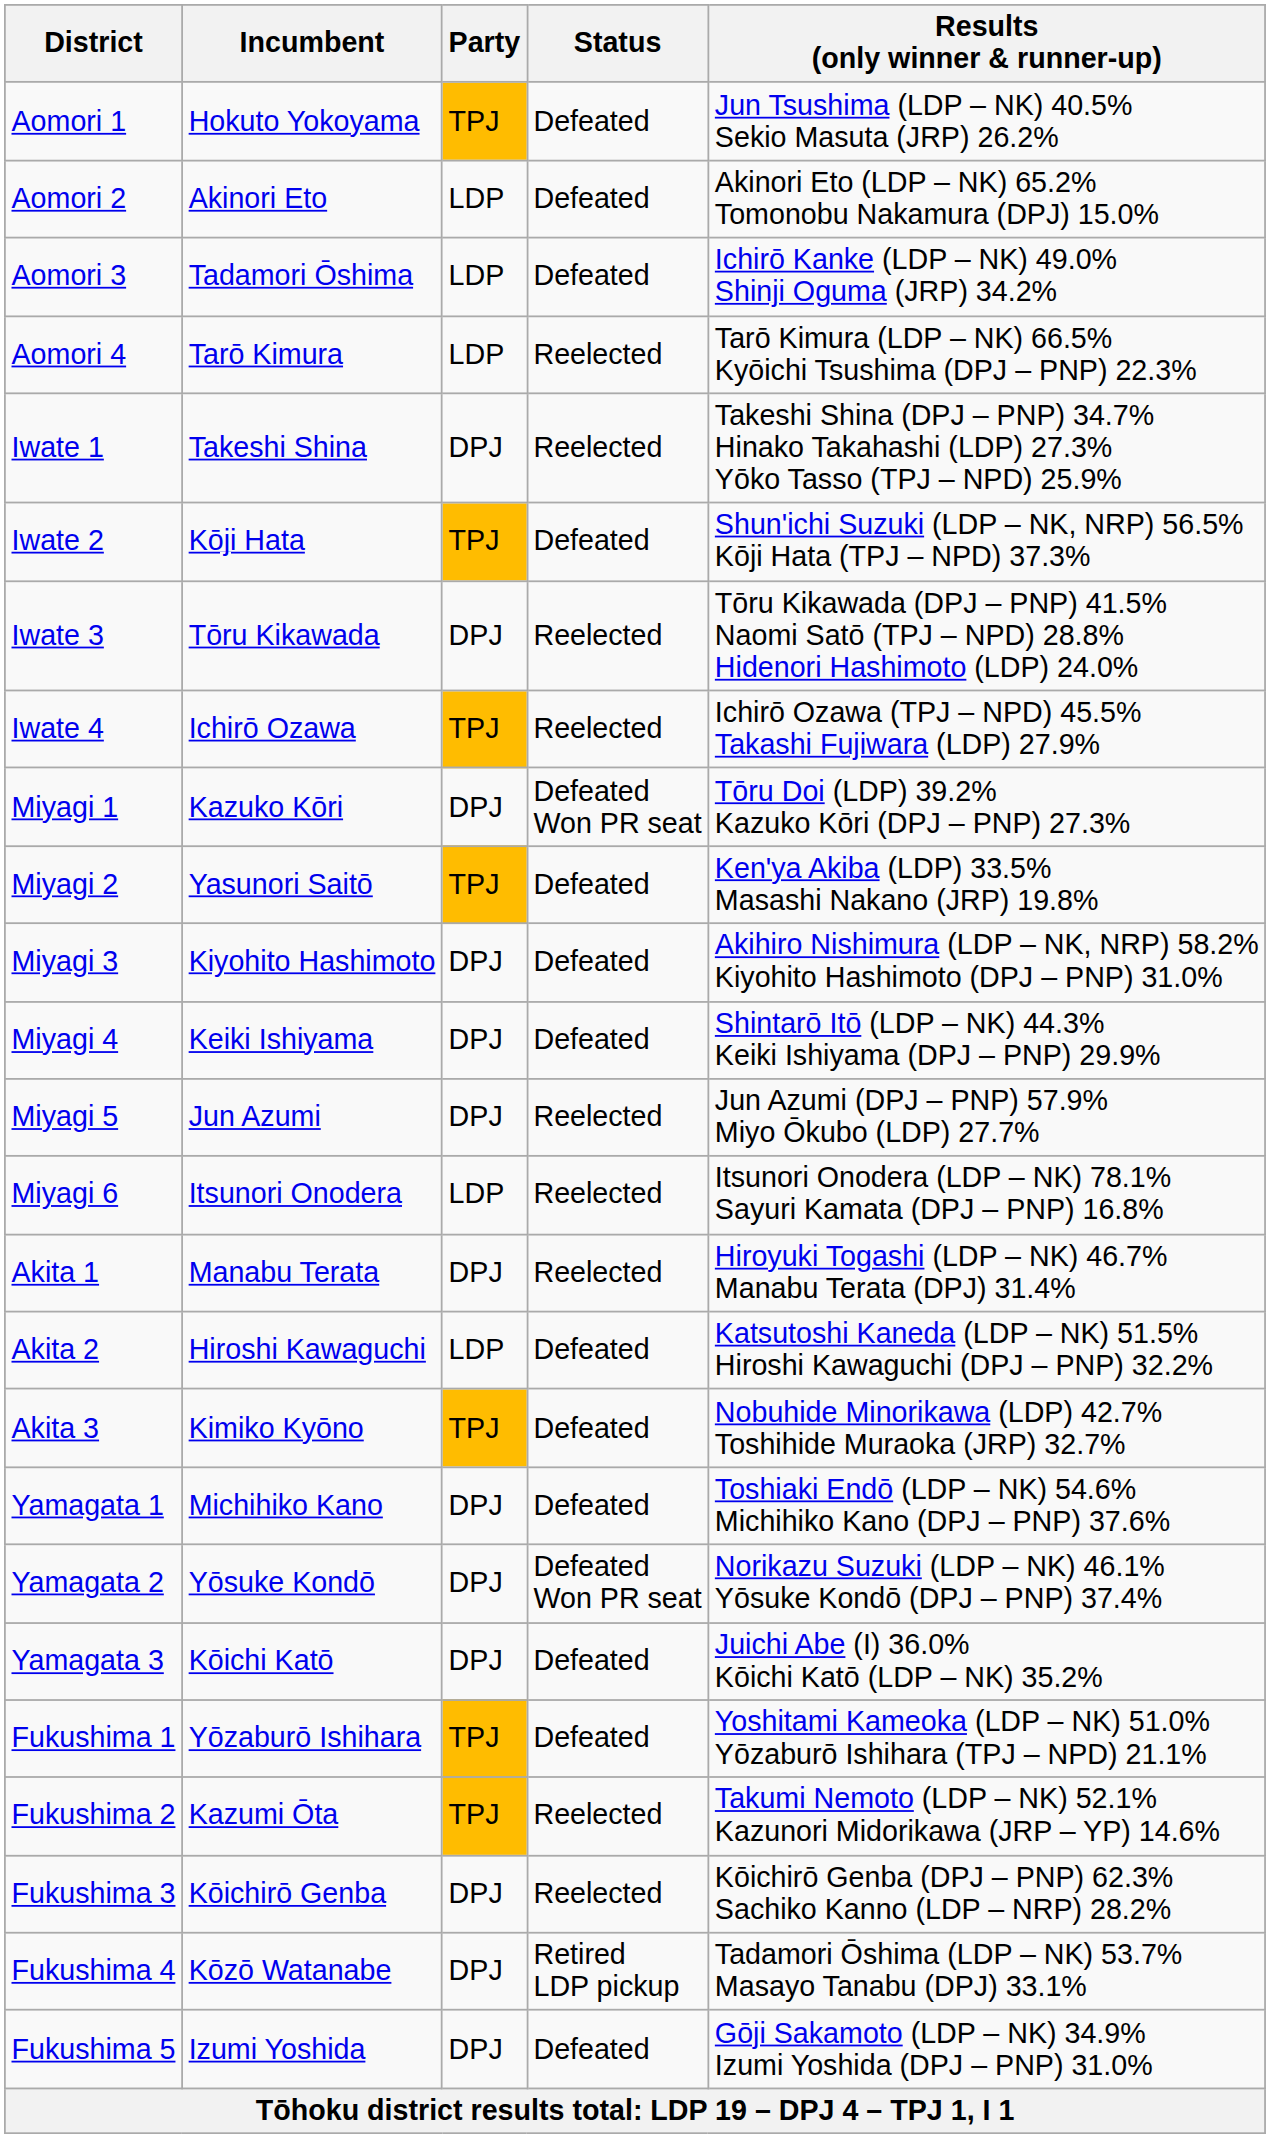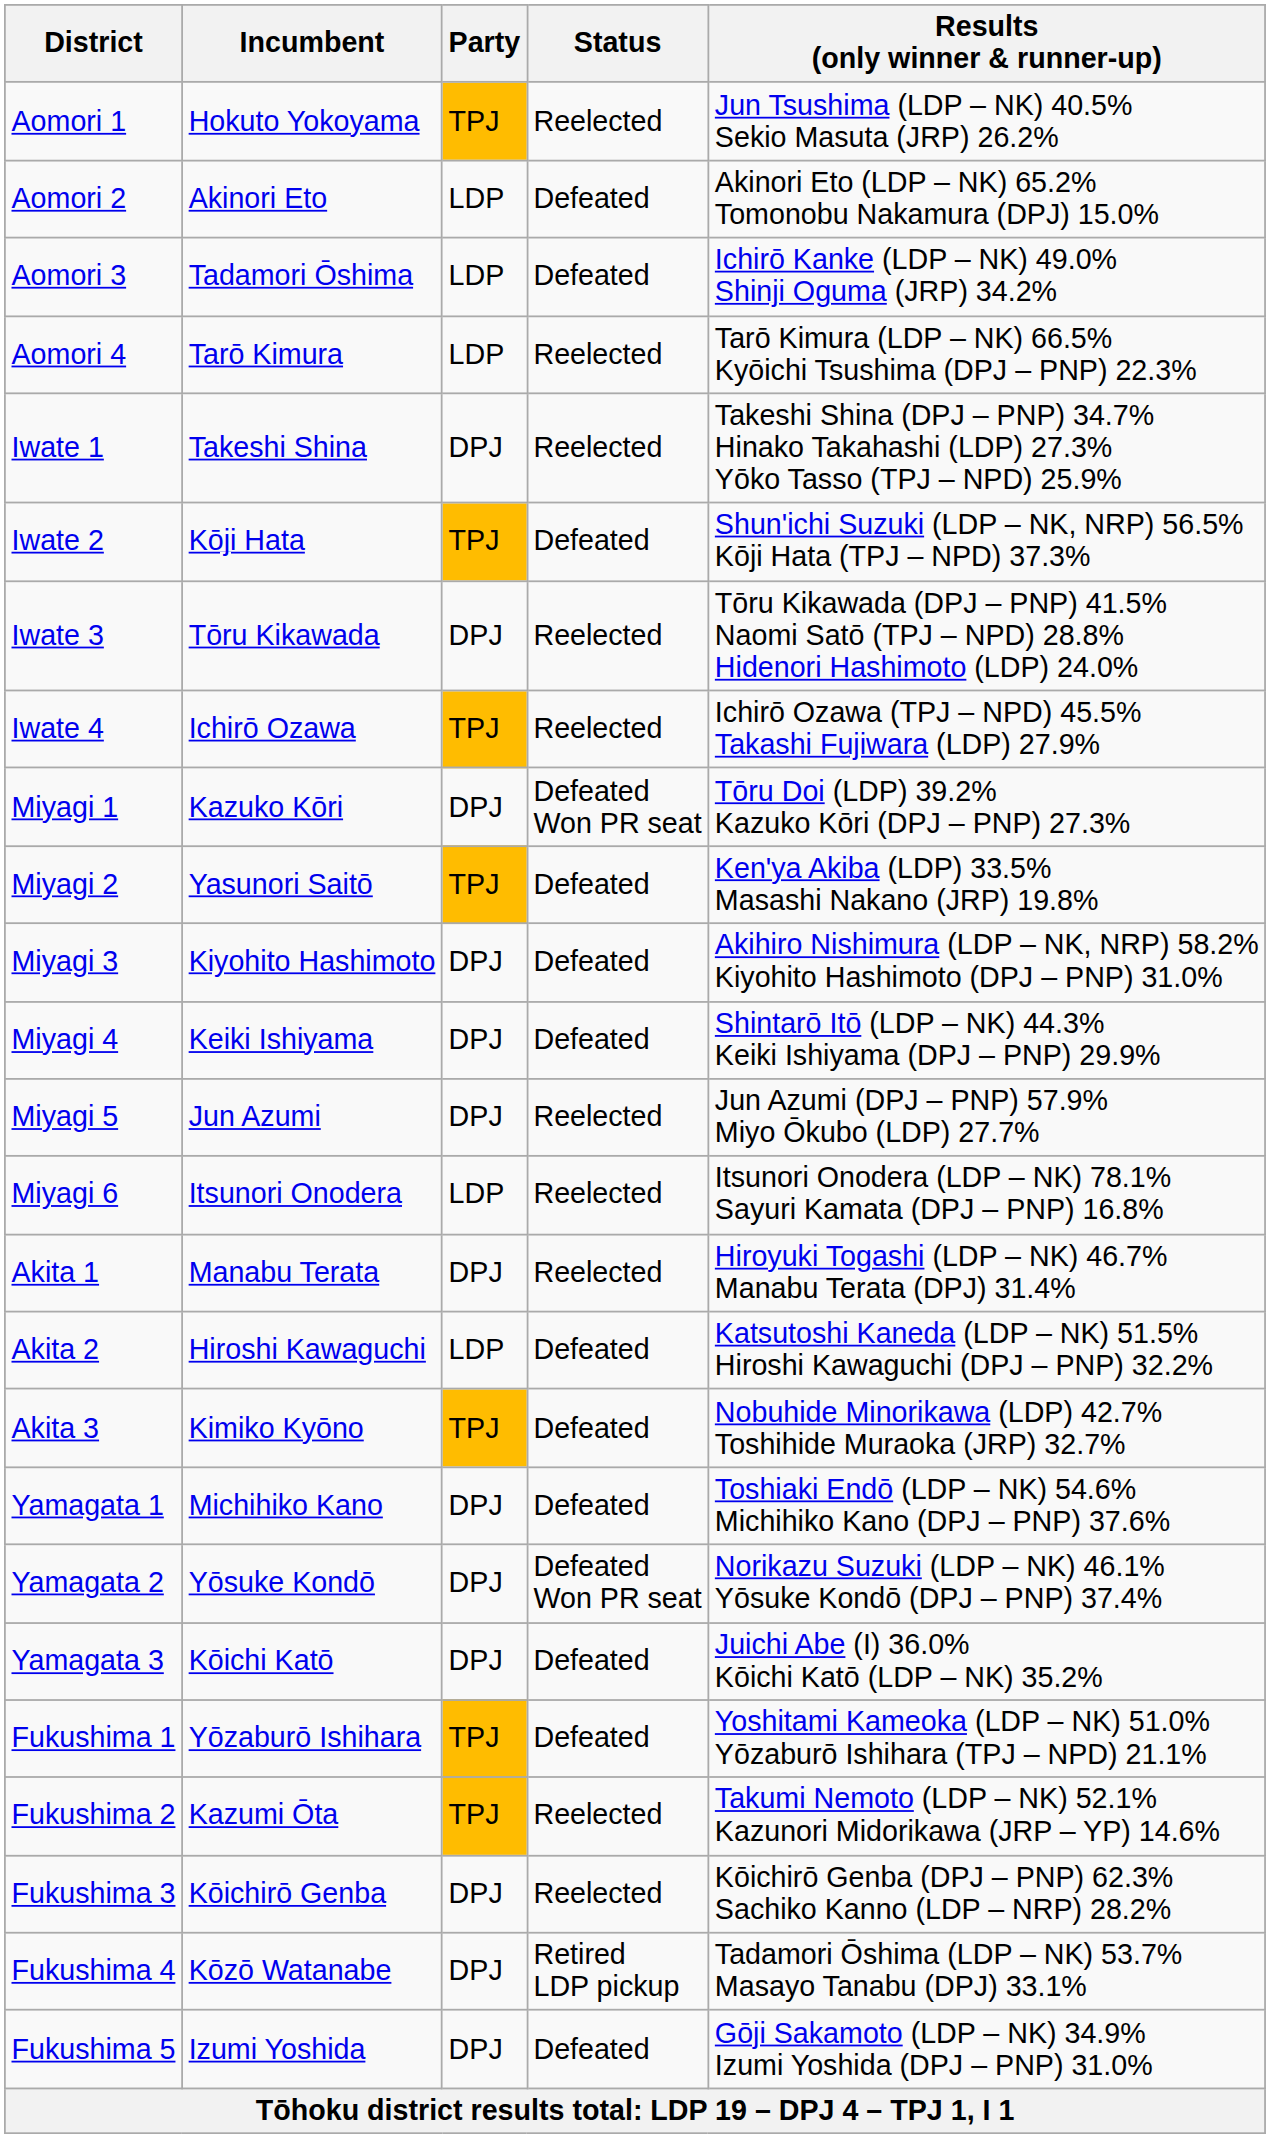(592, 120) Defeated -> (598, 120) Reelected
